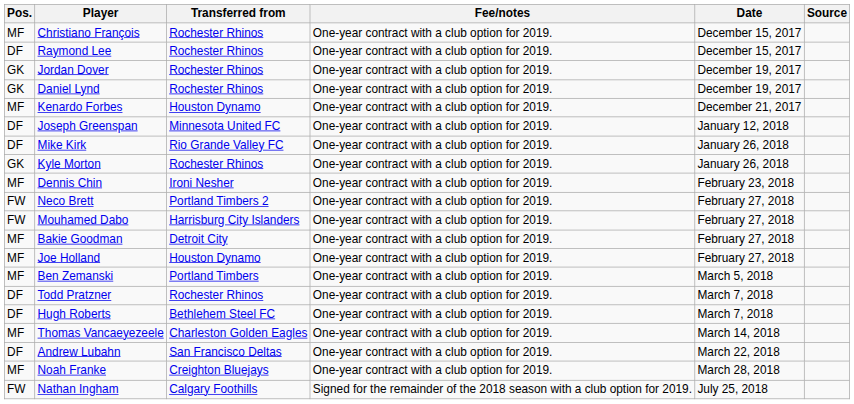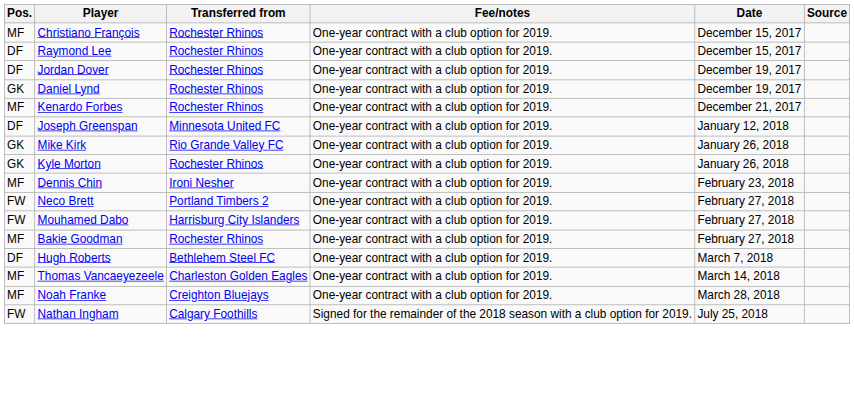(16, 70) GK -> (15, 70) DF
(215, 107) Houston Dynamo -> (216, 107) Rochester Rhinos
(15, 145) DF -> (16, 145) GK
(198, 239) Detroit City -> (216, 239) Rochester Rhinos
- row: (69, 257)
- row: (75, 276)
- row: (74, 295)
- row: (79, 351)
